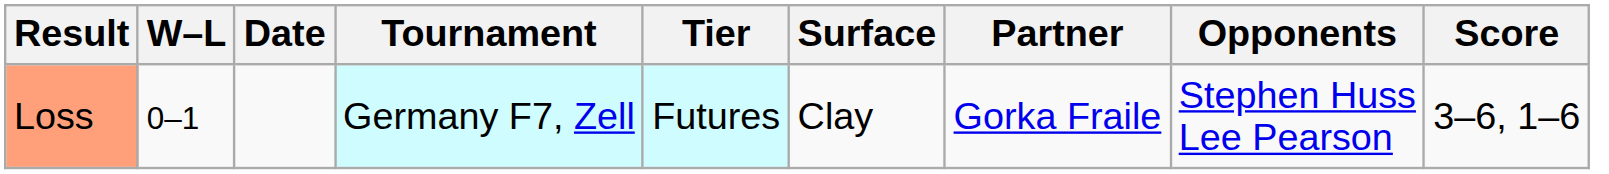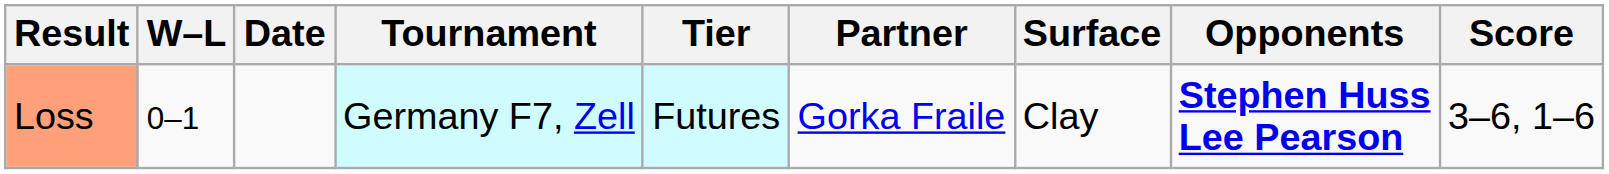columns swapped: (867, 34) <-> (1057, 34)
(1297, 115) normal -> (1305, 115) bold
